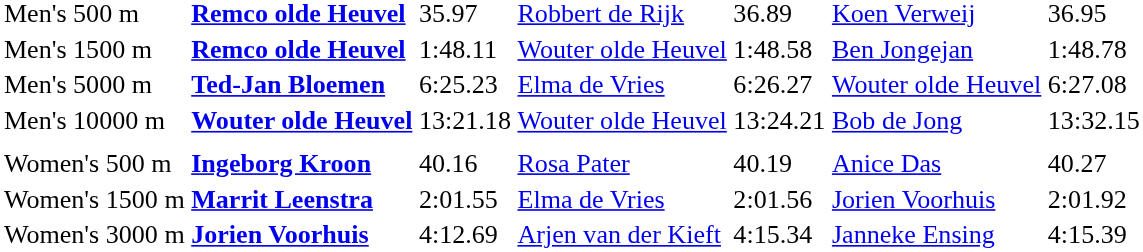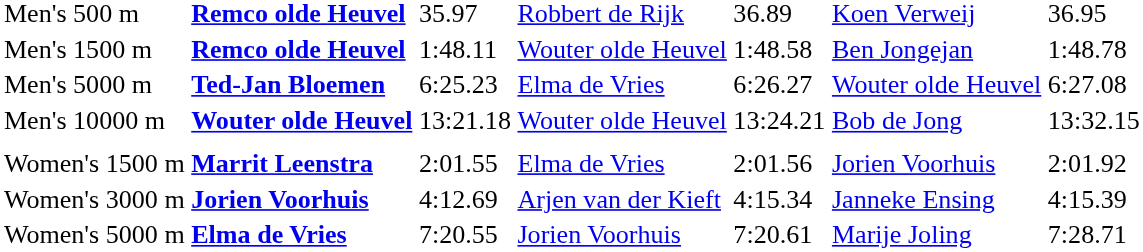- row: (88, 163)
+ row: (94, 234)
